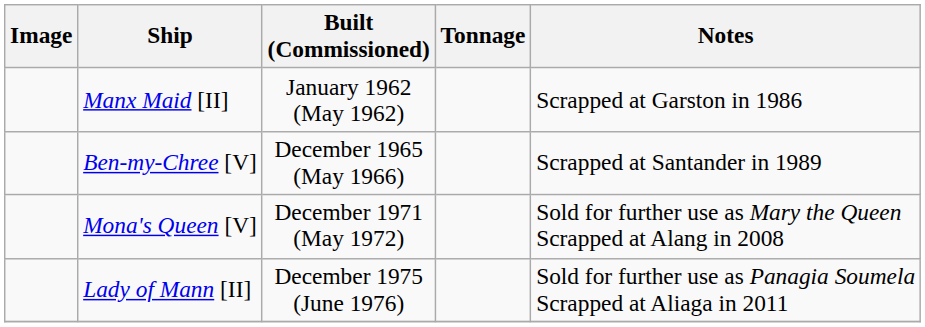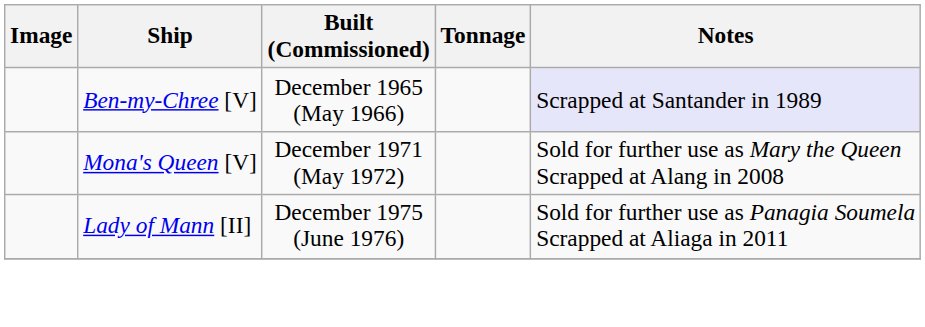- row: (156, 99)
(679, 162) no background -> (679, 99) lavender background
